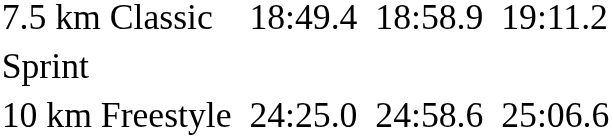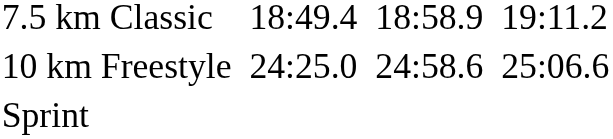rows swapped: (117, 115) <-> (45, 66)
